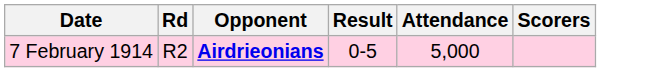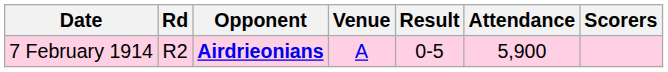+ column: (362, 20)
(455, 51) 5,000 -> (522, 51) 5,900
